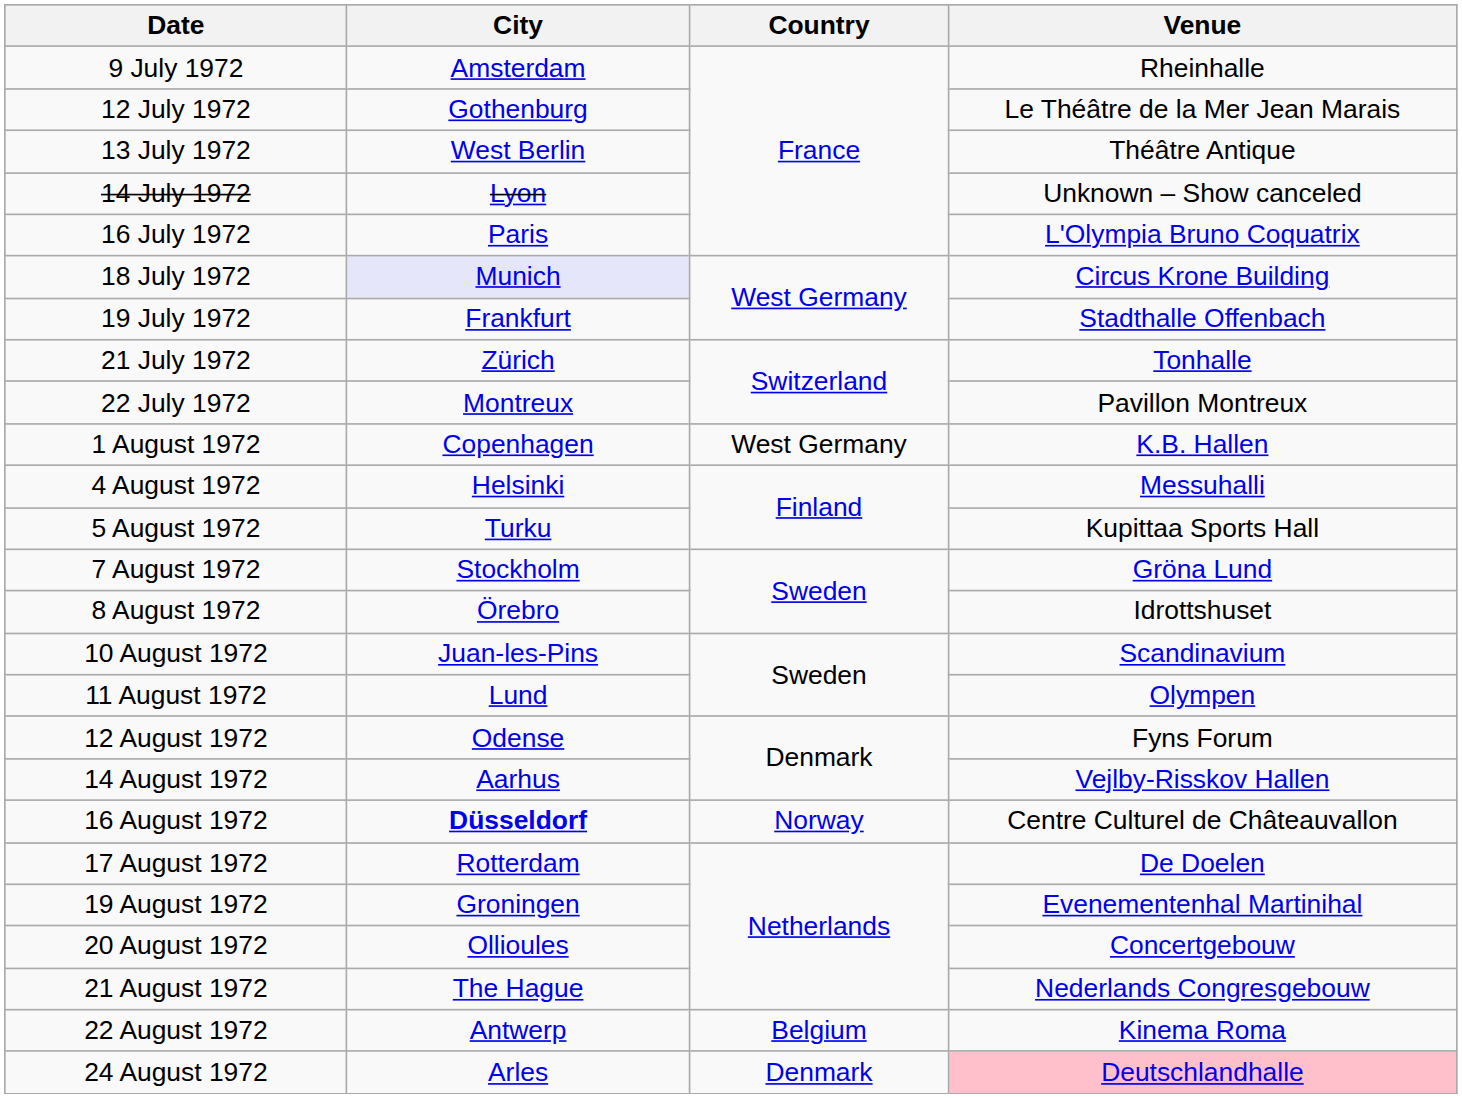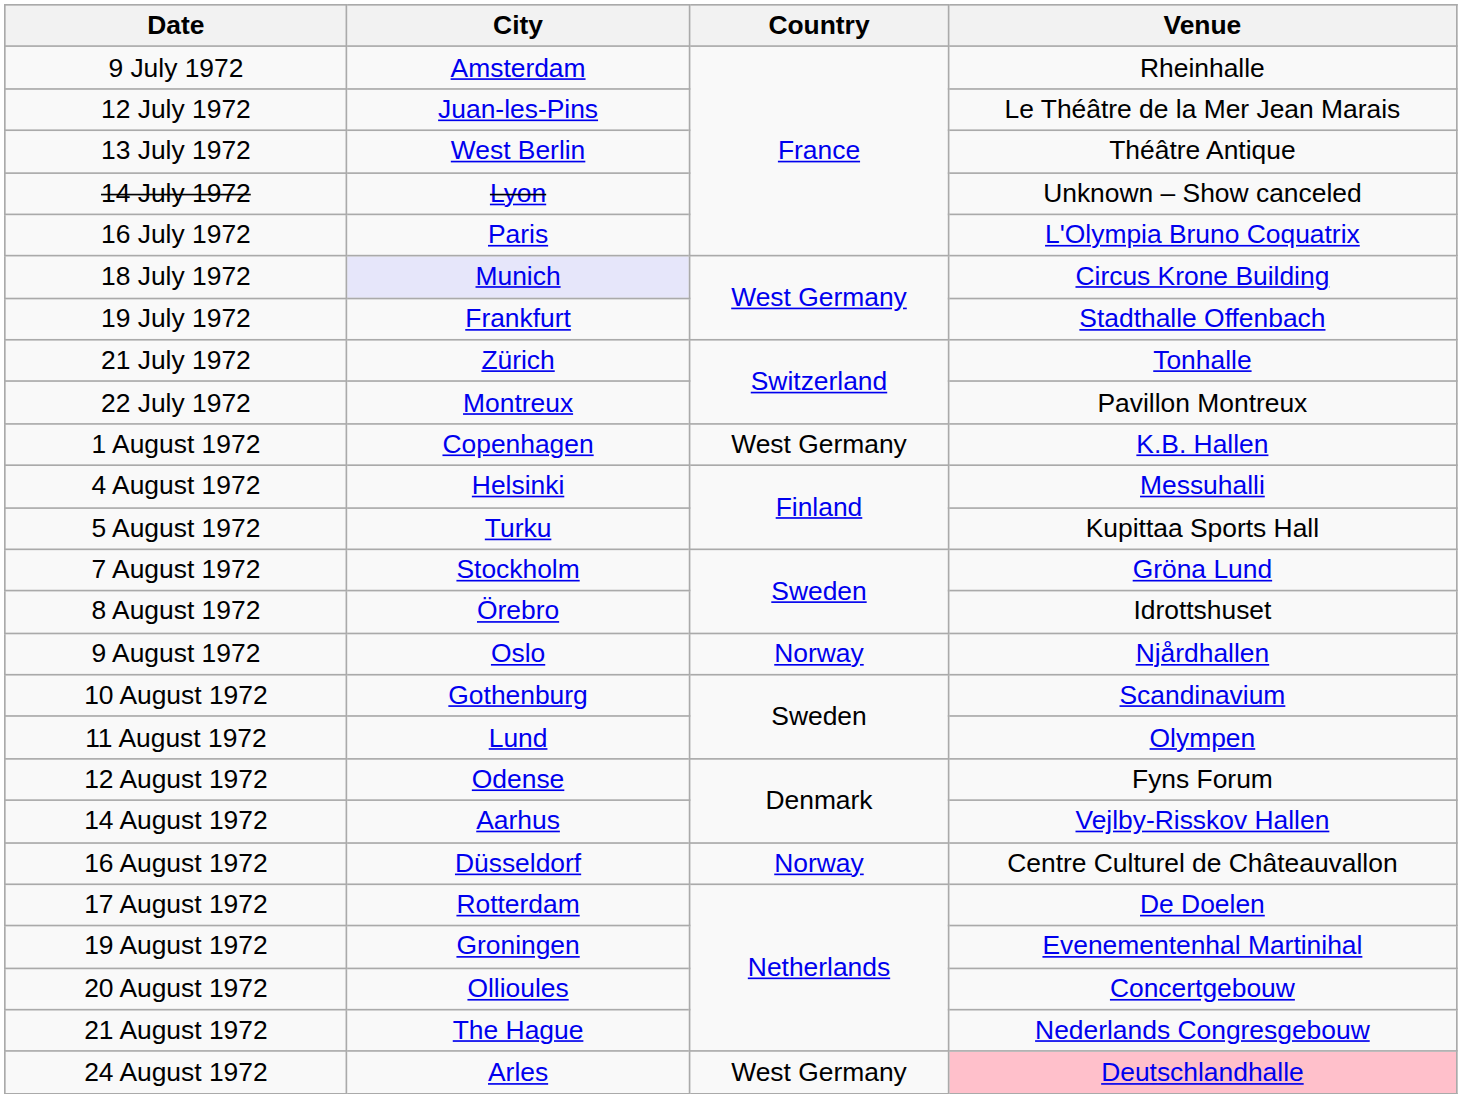(518, 109) Gothenburg -> (518, 109) Juan-les-Pins
+ row: (176, 653)
(518, 653) Juan-les-Pins -> (518, 695) Gothenburg
(518, 820) bold -> (518, 862) normal
- row: (176, 1030)
(819, 1072) Denmark -> (819, 1072) West Germany
